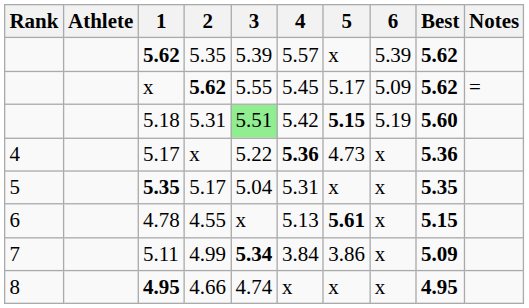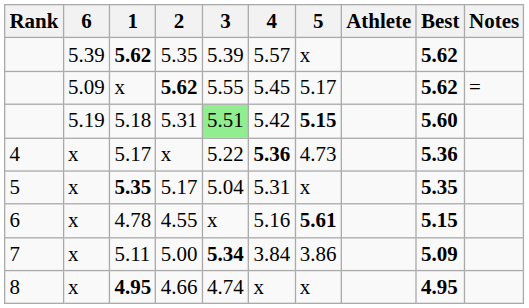columns swapped: (101, 21) <-> (393, 21)
(300, 220) 5.13 -> (272, 220) 5.16
(208, 253) 4.99 -> (179, 253) 5.00
